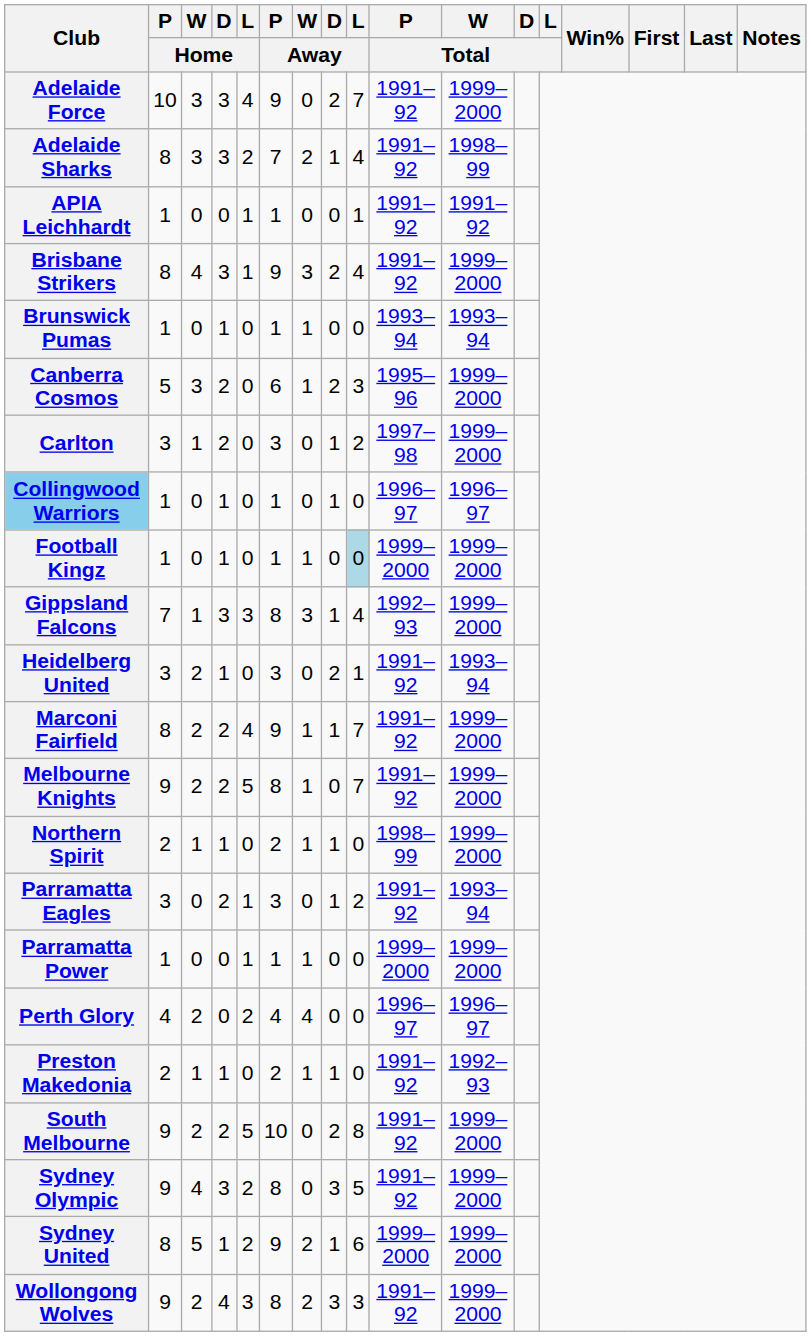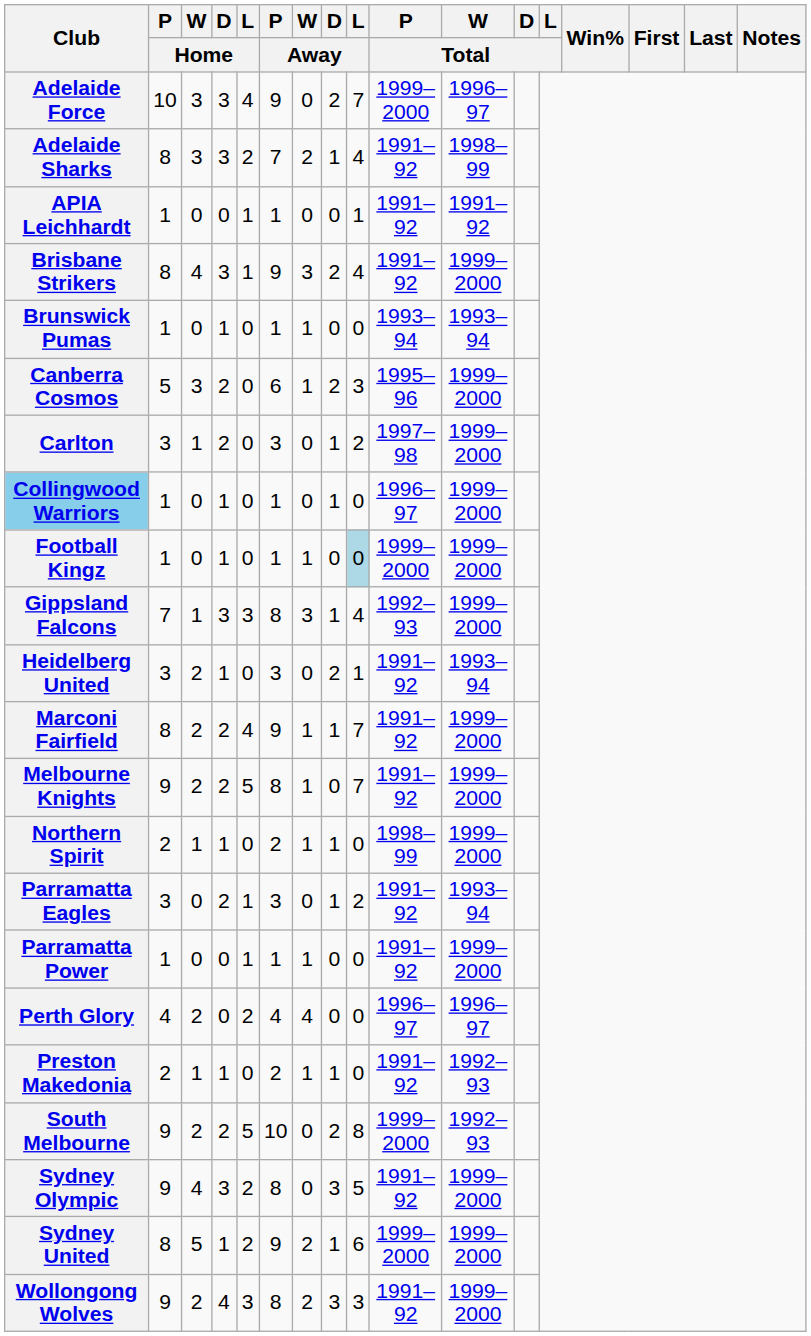(406, 100) 1991–92 -> (406, 100) 1999–2000
(478, 100) 1999–2000 -> (478, 100) 1996–97
(478, 500) 1996–97 -> (478, 500) 1999–2000
(406, 958) 1999–2000 -> (406, 958) 1991–92
(406, 1130) 1991–92 -> (406, 1130) 1999–2000
(478, 1130) 1999–2000 -> (478, 1130) 1992–93
